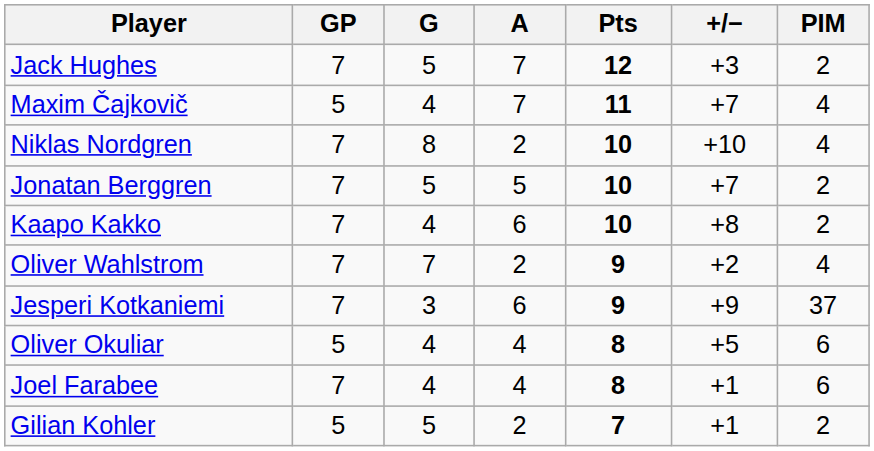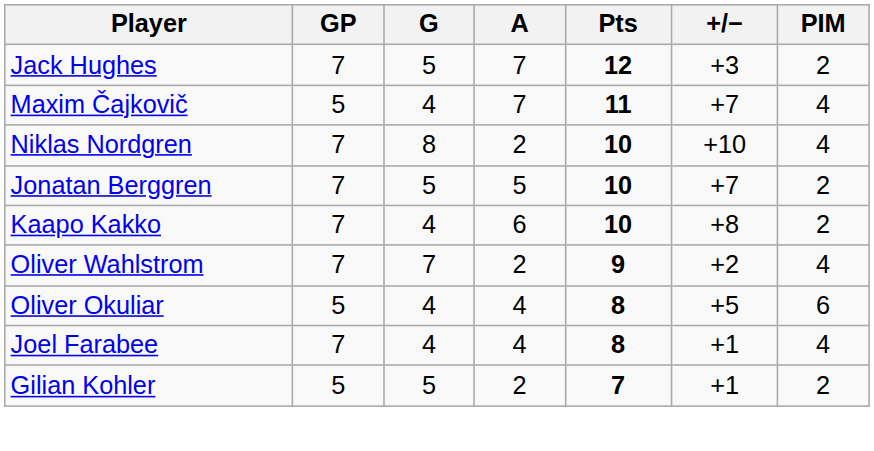- row: (117, 305)
(823, 385) 6 -> (823, 345) 4
